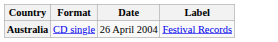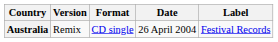+ column: (70, 12)
